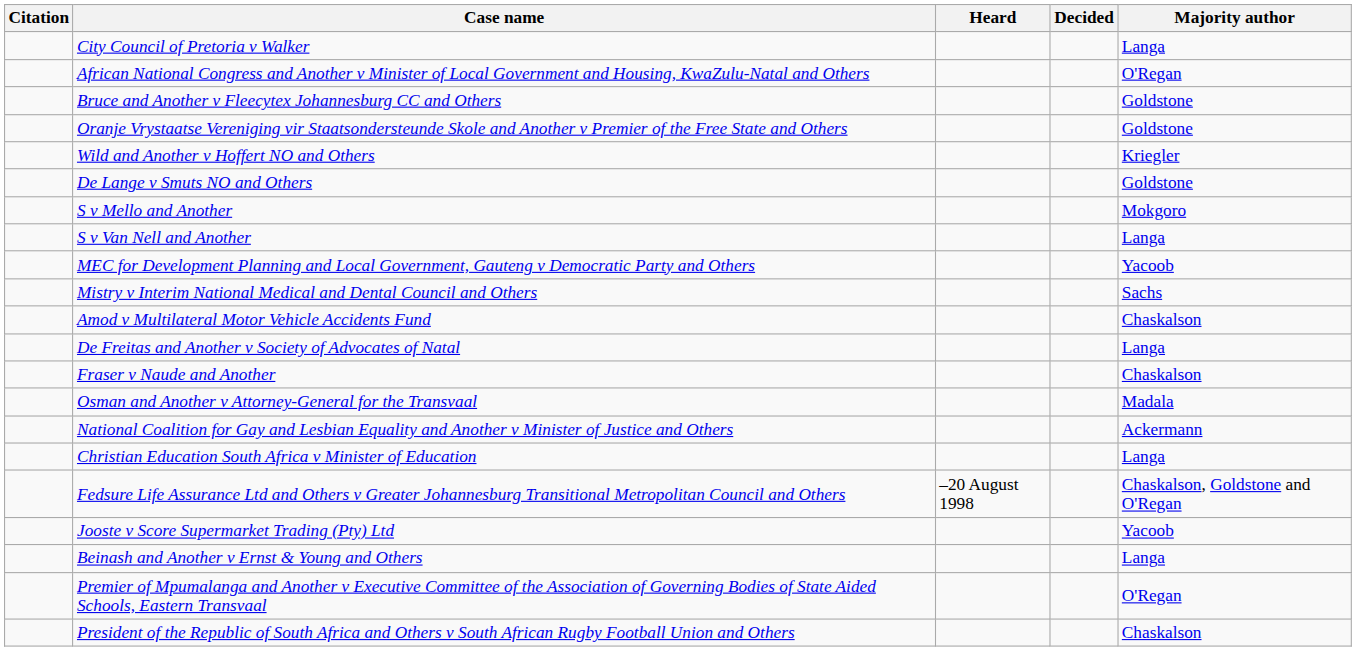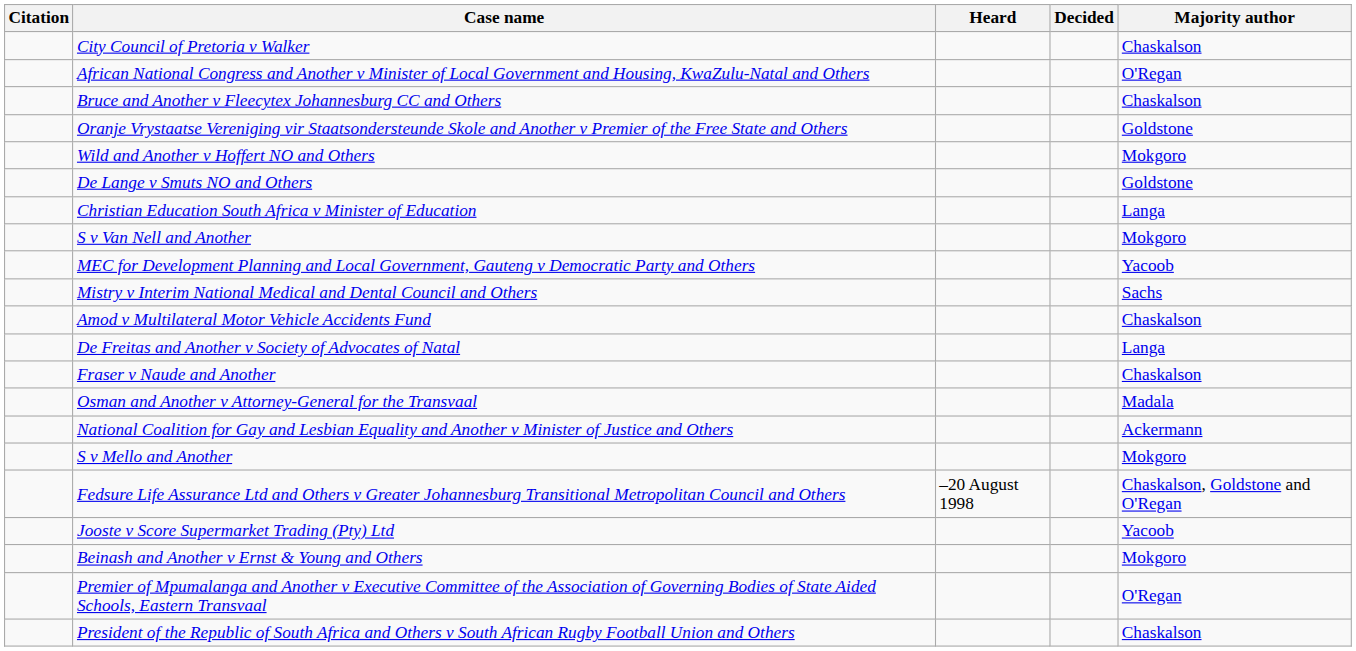(1143, 45) Langa -> (1162, 45) Chaskalson
(1157, 100) Goldstone -> (1162, 100) Chaskalson
(1151, 155) Kriegler -> (1154, 155) Mokgoro
rows swapped: (155, 210) <-> (277, 456)
(1143, 237) Langa -> (1154, 237) Mokgoro
(1143, 558) Langa -> (1154, 558) Mokgoro
